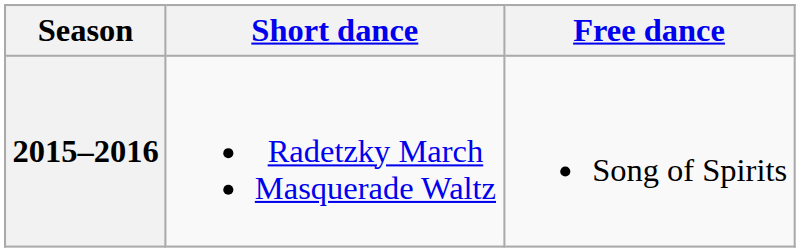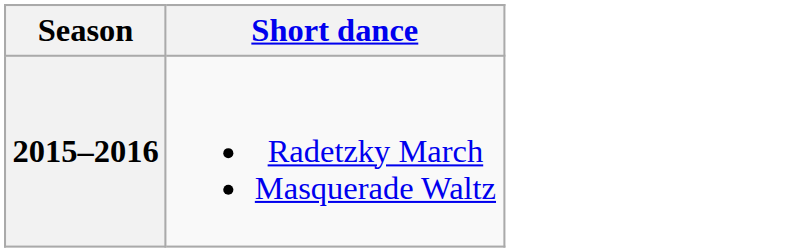- column: (649, 30)
